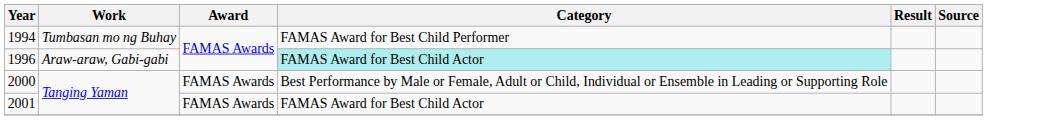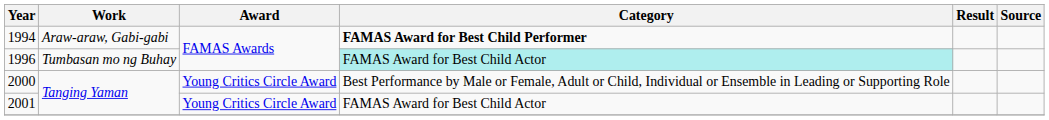(109, 37) Tumbasan mo ng Buhay -> (105, 37) Araw-araw, Gabi-gabi
(395, 37) normal -> (465, 37) bold
(105, 59) Araw-araw, Gabi-gabi -> (109, 59) Tumbasan mo ng Buhay
(228, 81) FAMAS Awards -> (259, 81) Young Critics Circle Award
(228, 103) FAMAS Awards -> (259, 103) Young Critics Circle Award
